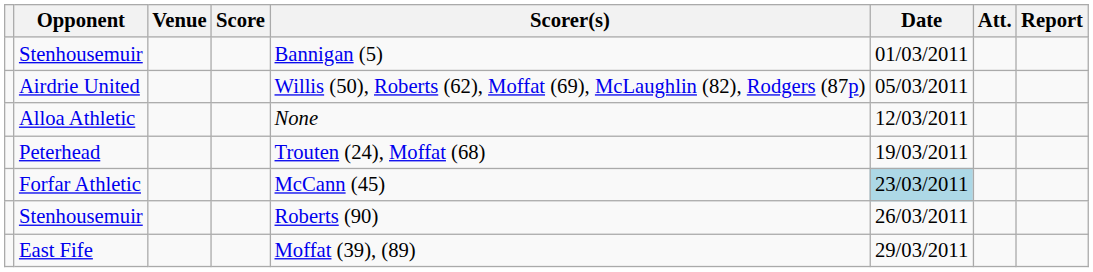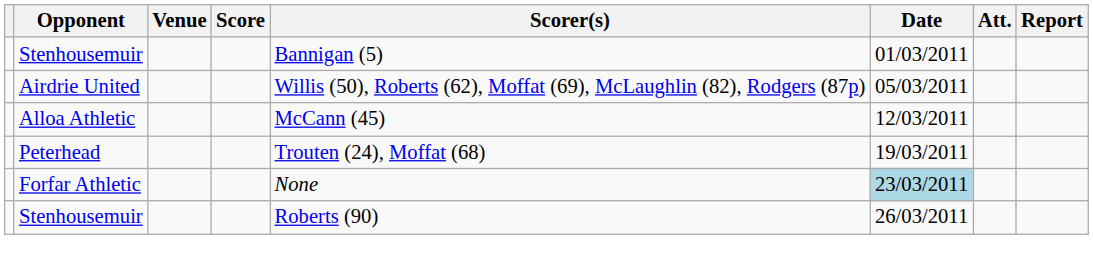(296, 119) None -> (330, 119) McCann (45)
(330, 184) McCann (45) -> (296, 184) None
- row: (9, 250)
